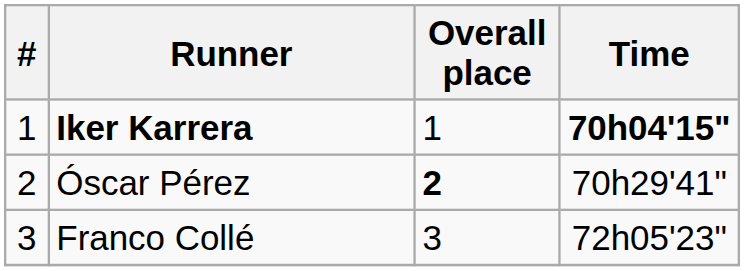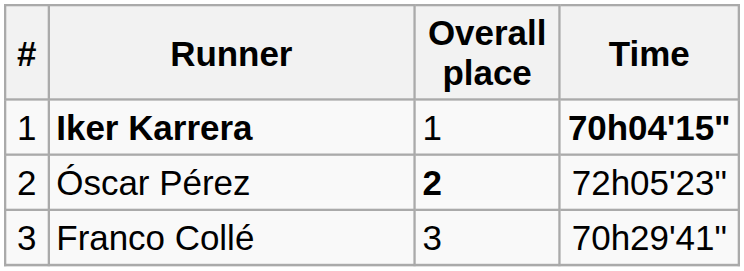(649, 183) 70h29'41" -> (649, 183) 72h05'23"
(649, 238) 72h05'23" -> (649, 238) 70h29'41"
